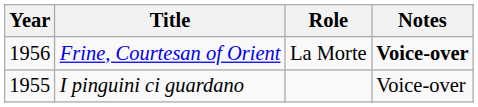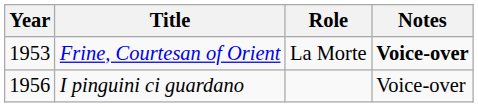(30, 53) 1956 -> (30, 53) 1953
(30, 85) 1955 -> (30, 85) 1956
